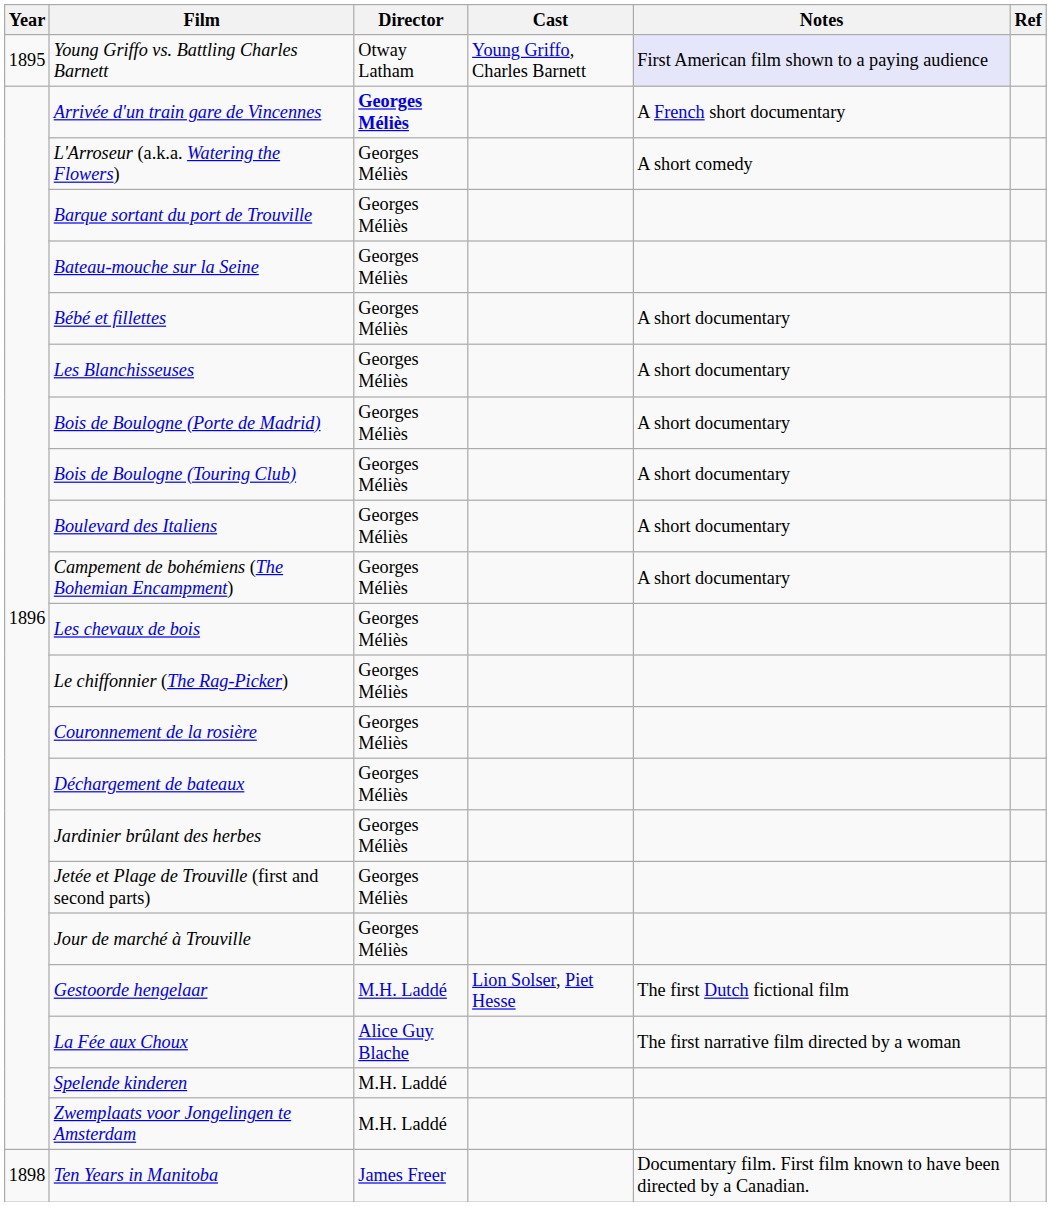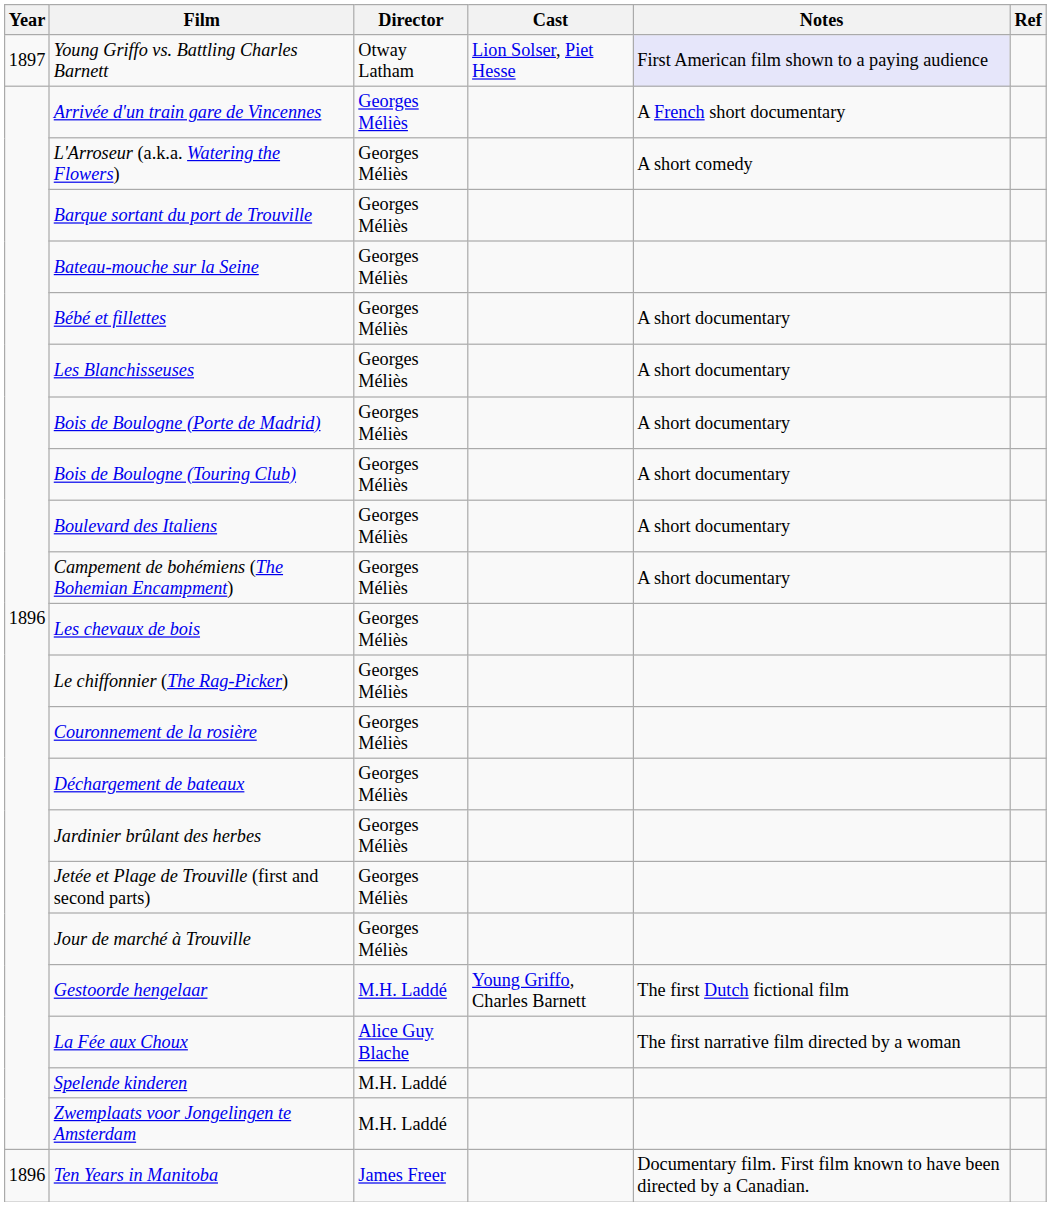(27, 60) 1895 -> (27, 60) 1897
(529, 60) Young Griffo, Charles Barnett -> (533, 60) Lion Solser, Piet Hesse
(390, 112) bold -> (389, 112) normal
(533, 990) Lion Solser, Piet Hesse -> (529, 990) Young Griffo, Charles Barnett
(27, 1175) 1898 -> (27, 1175) 1896
